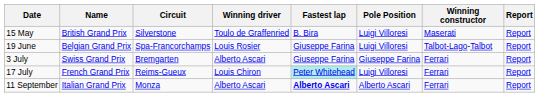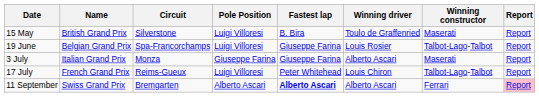columns swapped: (390, 15) <-> (252, 15)
(93, 59) Swiss Grand Prix -> (94, 59) Italian Grand Prix
(157, 59) Bremgarten -> (148, 59) Monza
(436, 59) Ferrari -> (440, 59) Maserati
(324, 72) paleturquoise background -> (310, 72) no background
(436, 72) Ferrari -> (458, 72) Talbot-Lago-Talbot
(94, 85) Italian Grand Prix -> (93, 85) Swiss Grand Prix
(148, 85) Monza -> (157, 85) Bremgarten
(518, 85) no background -> (518, 85) pink background
